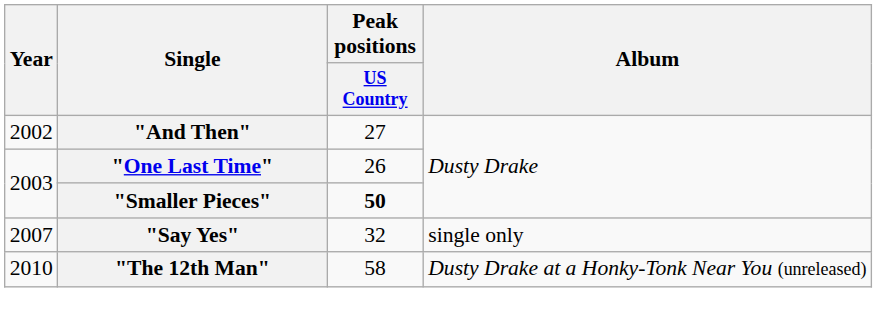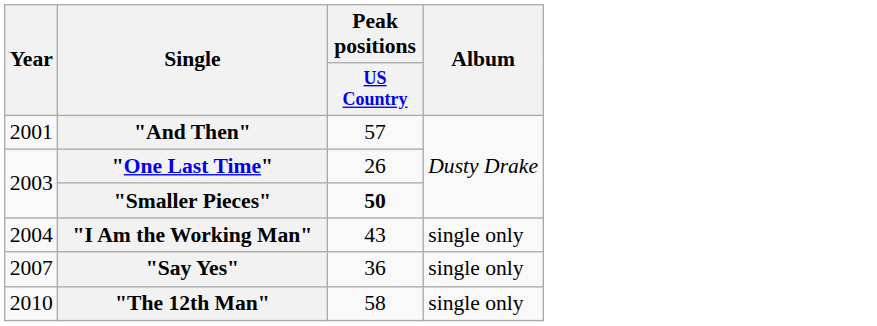(31, 131) 2002 -> (31, 131) 2001
(375, 131) 27 -> (375, 131) 57
+ row: (192, 234)
(375, 234) 32 -> (375, 268) 36
(647, 268) Dusty Drake at a Honky-Tonk Near You (unreleased) -> (476, 303) single only
